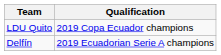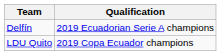rows swapped: (19, 43) <-> (29, 27)
